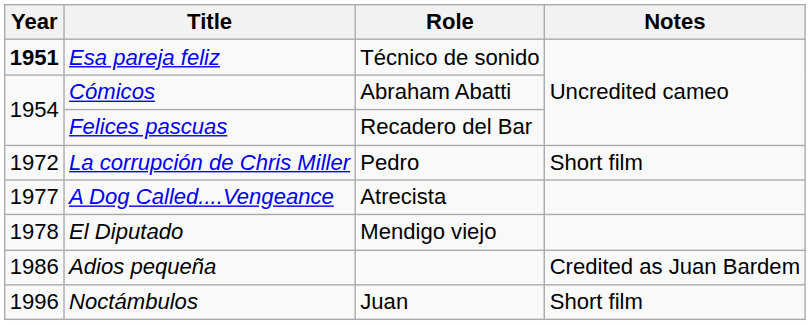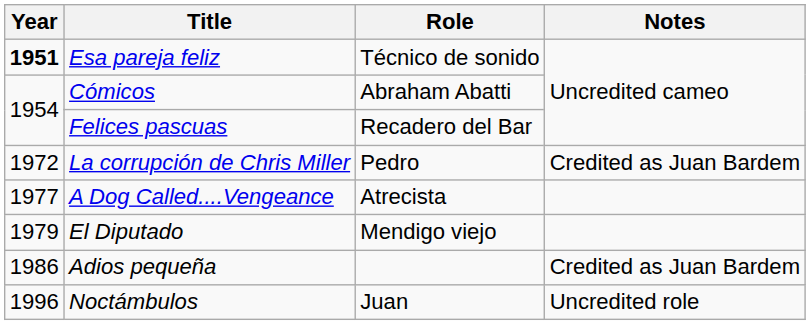(596, 162) Short film -> (675, 162) Credited as Juan Bardem
(34, 232) 1978 -> (34, 232) 1979
(596, 302) Short film -> (625, 302) Uncredited role
